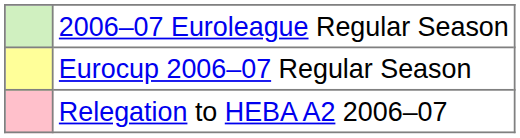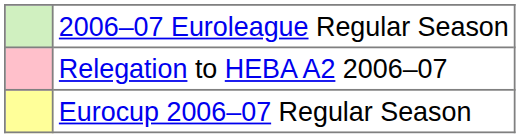rows swapped: (265, 69) <-> (253, 111)
